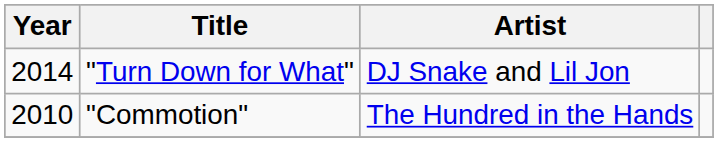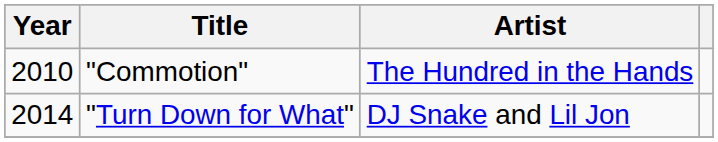rows swapped: (167, 114) <-> (220, 70)
